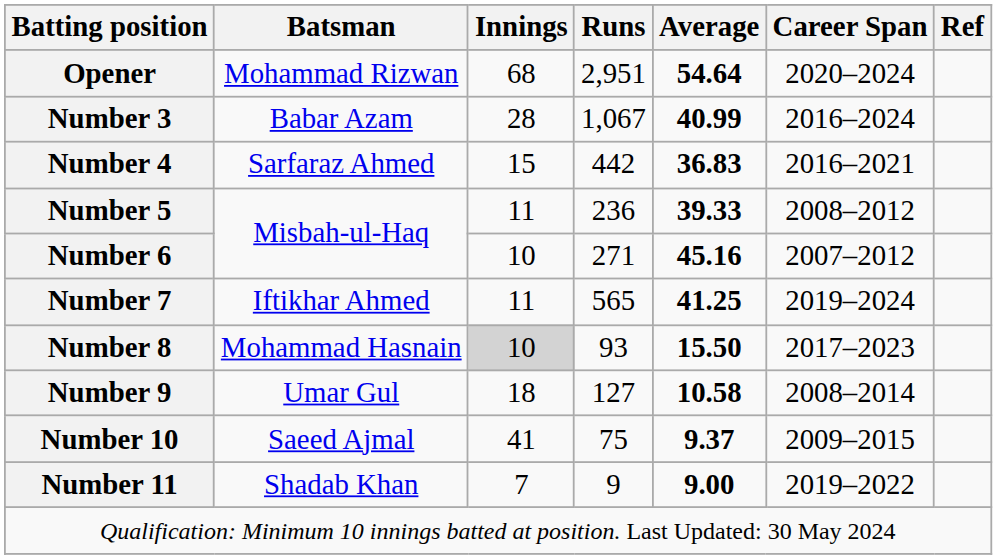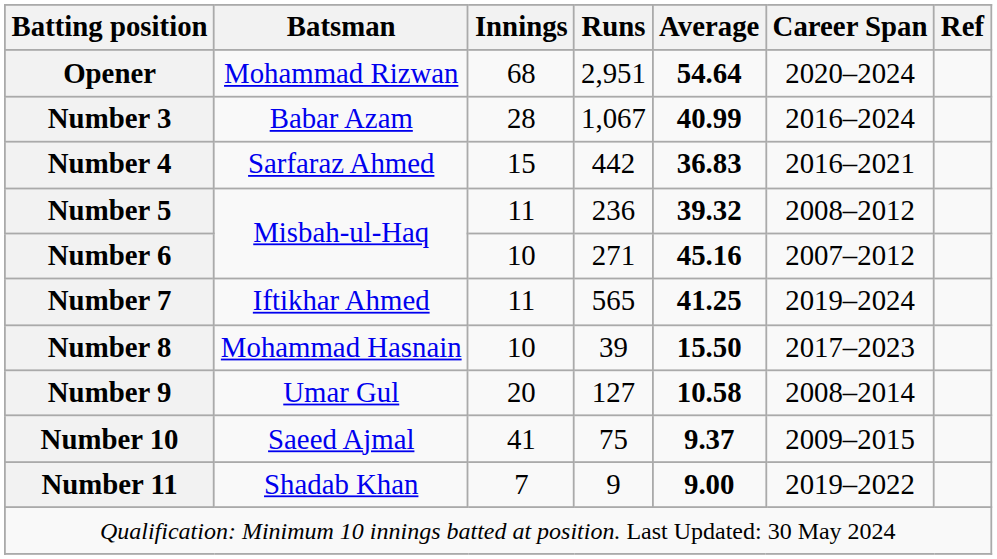(709, 210) 39.33 -> (709, 210) 39.32
(521, 347) lightgrey background -> (521, 347) no background
(613, 347) 93 -> (613, 347) 39
(521, 392) 18 -> (521, 392) 20
